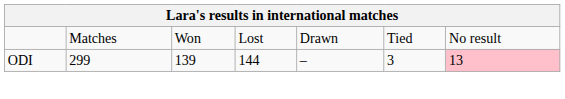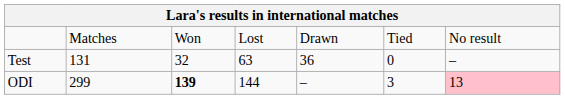+ row: (19, 60)
(185, 60) normal -> (185, 82) bold
